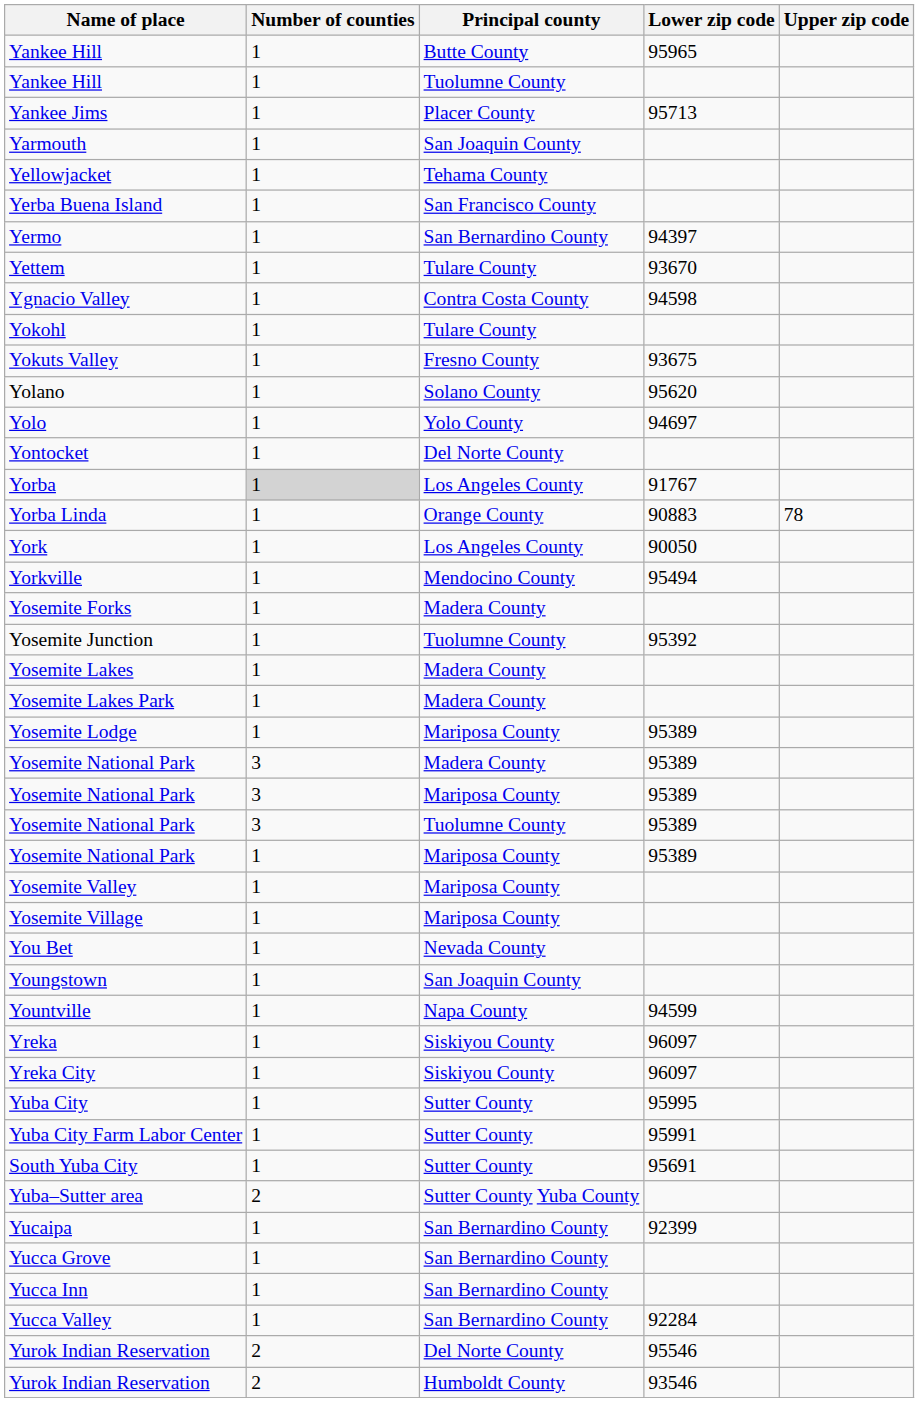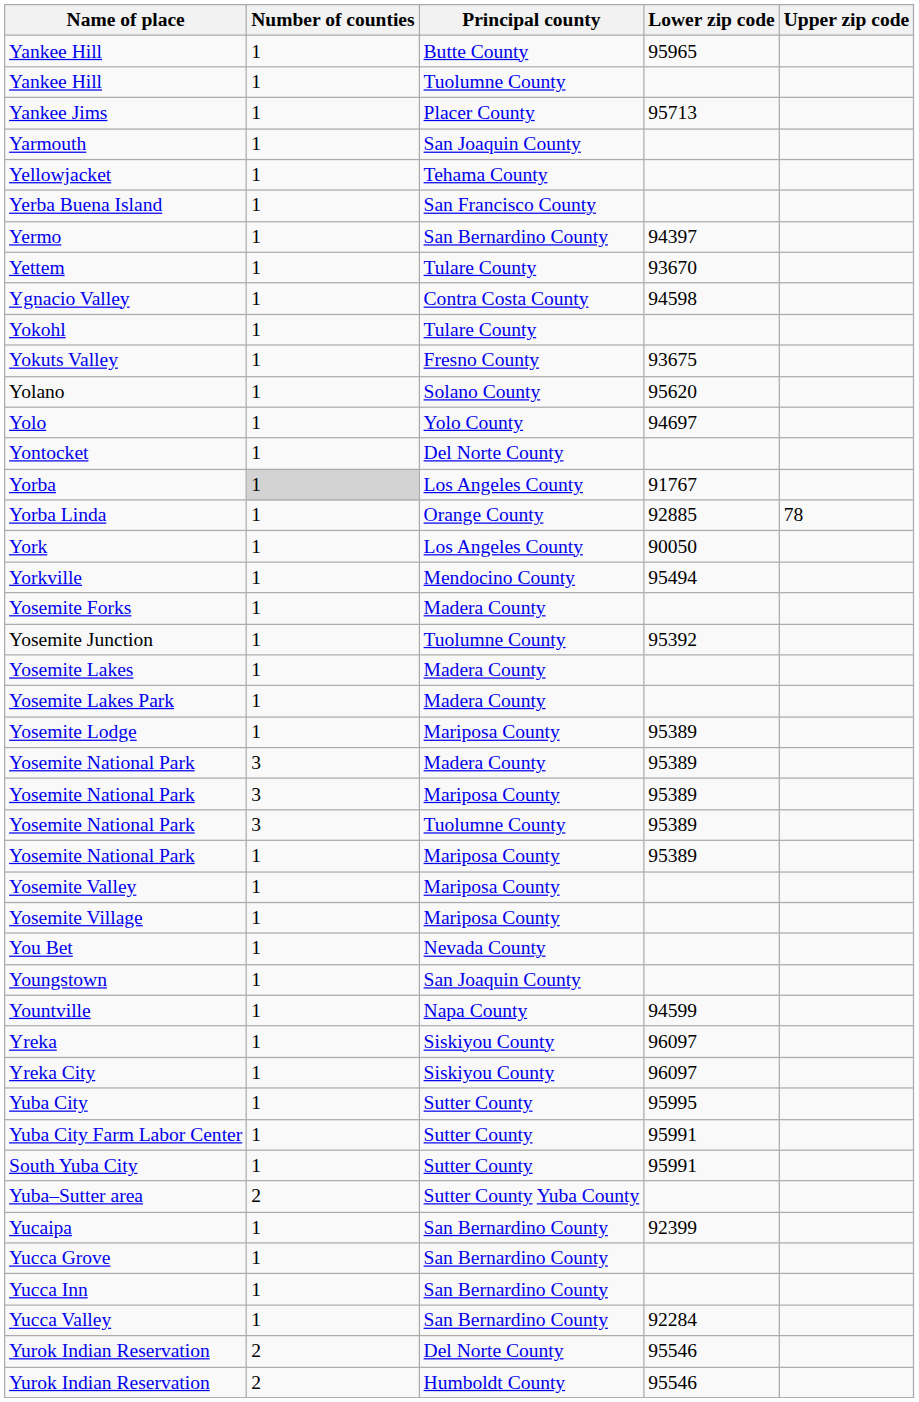(673, 515) 90883 -> (673, 515) 92885
(673, 1165) 95691 -> (673, 1165) 95991
(673, 1382) 93546 -> (673, 1382) 95546
